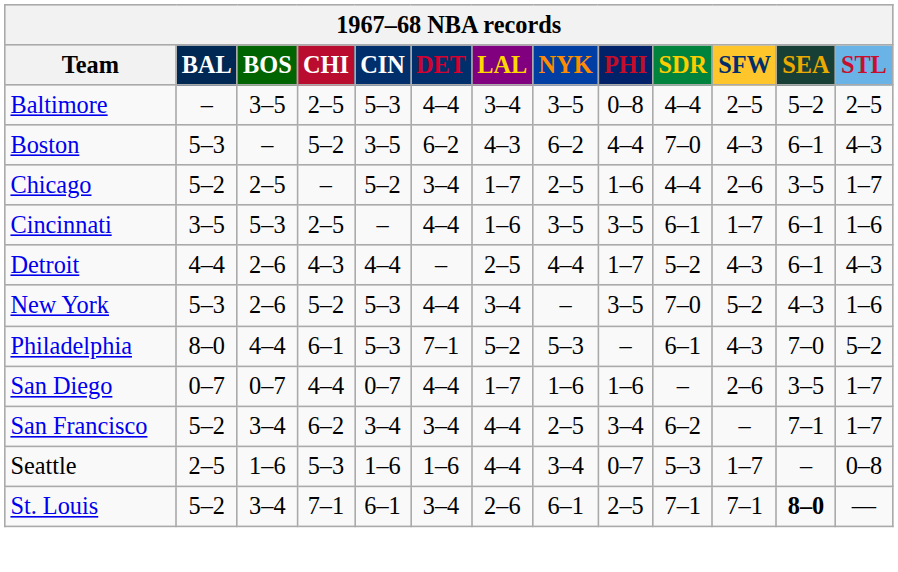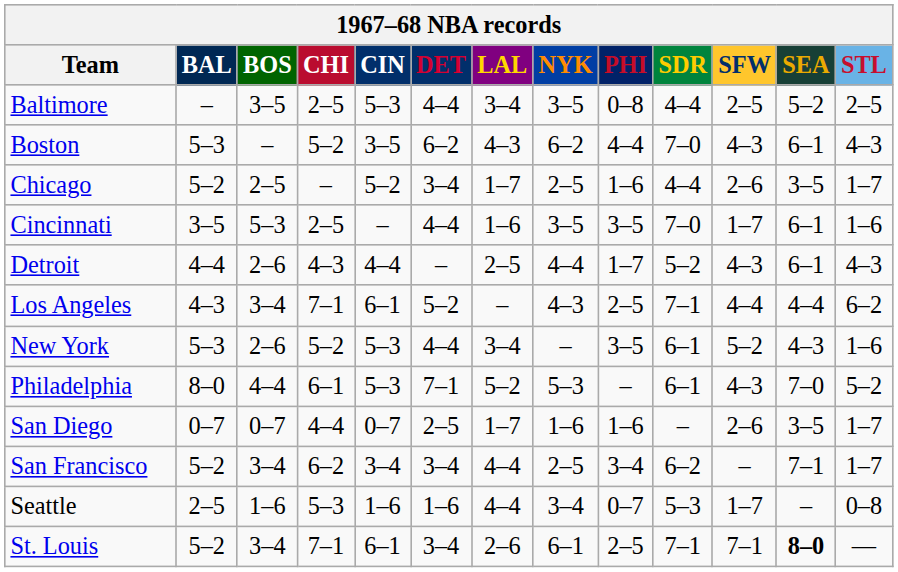(683, 225) 6–1 -> (683, 225) 7–0
+ row: (71, 305)
(683, 305) 7–0 -> (683, 345) 6–1
(441, 385) 4–4 -> (441, 425) 2–5
